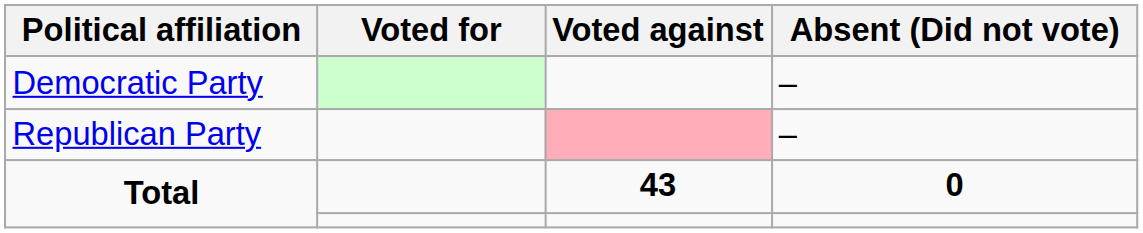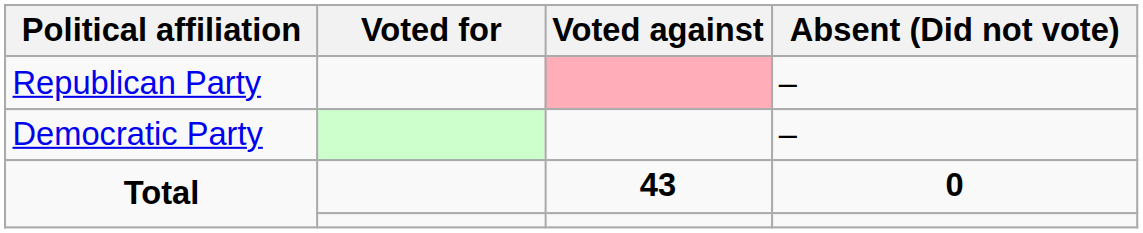rows swapped: (138, 82) <-> (137, 133)
